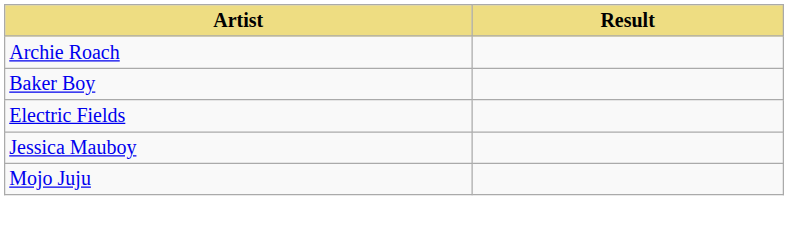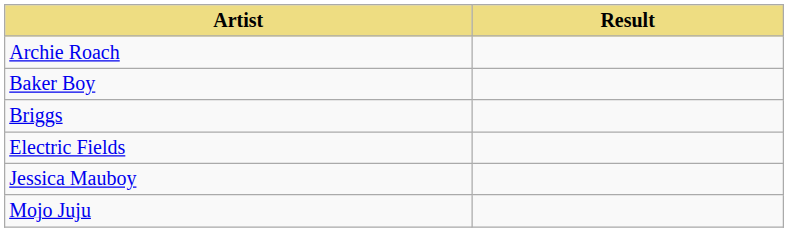+ row: (36, 115)
